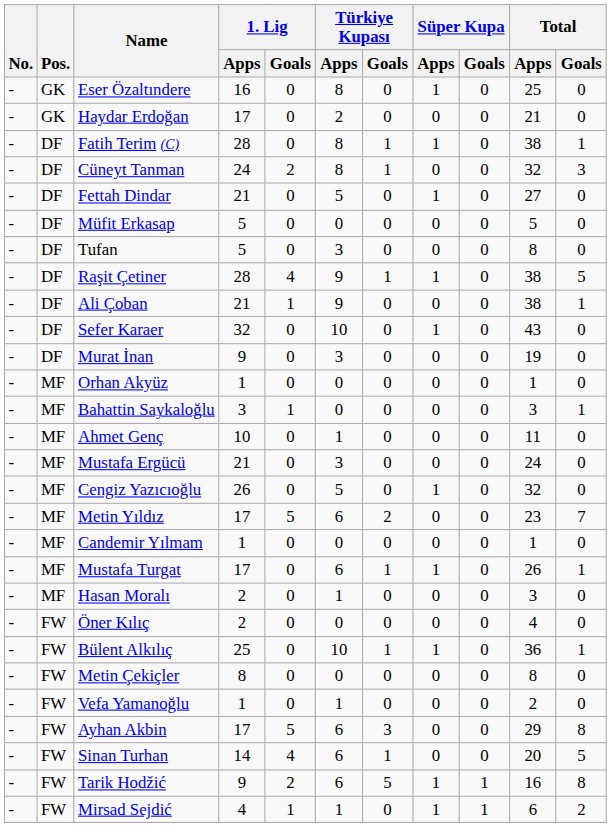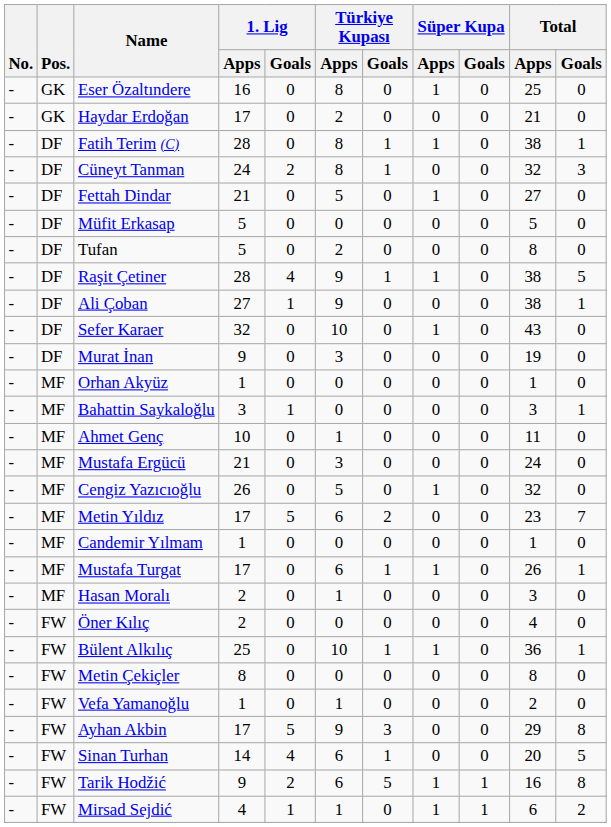(339, 249) 3 -> (339, 249) 2
(242, 303) 21 -> (242, 303) 27
(339, 729) 6 -> (339, 729) 9
